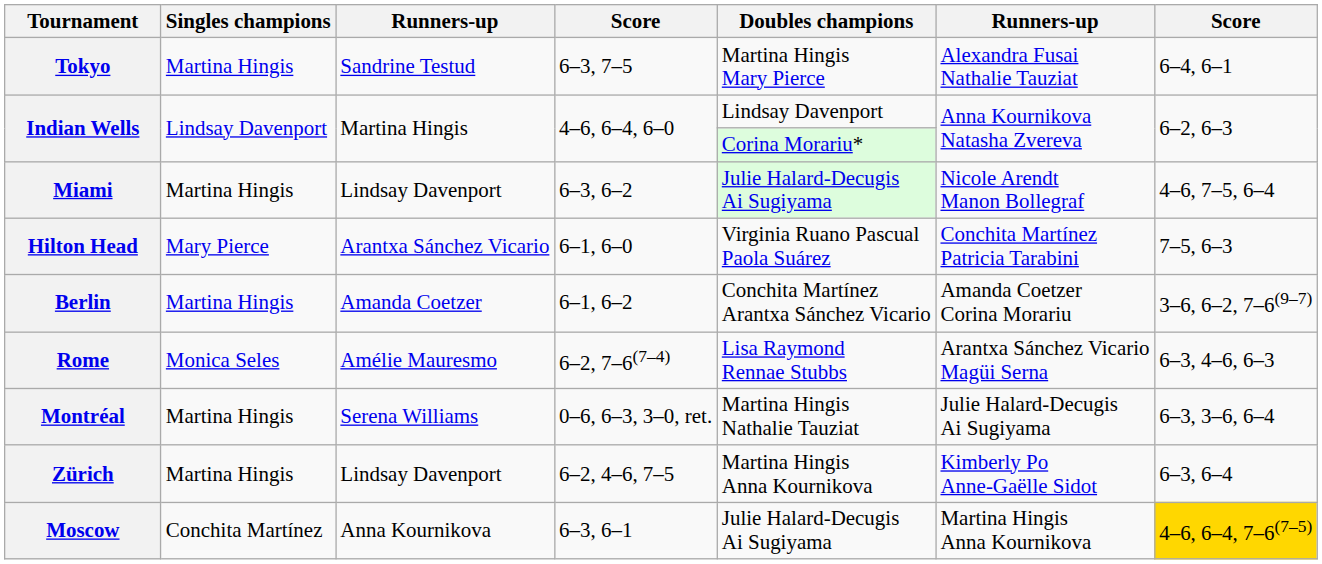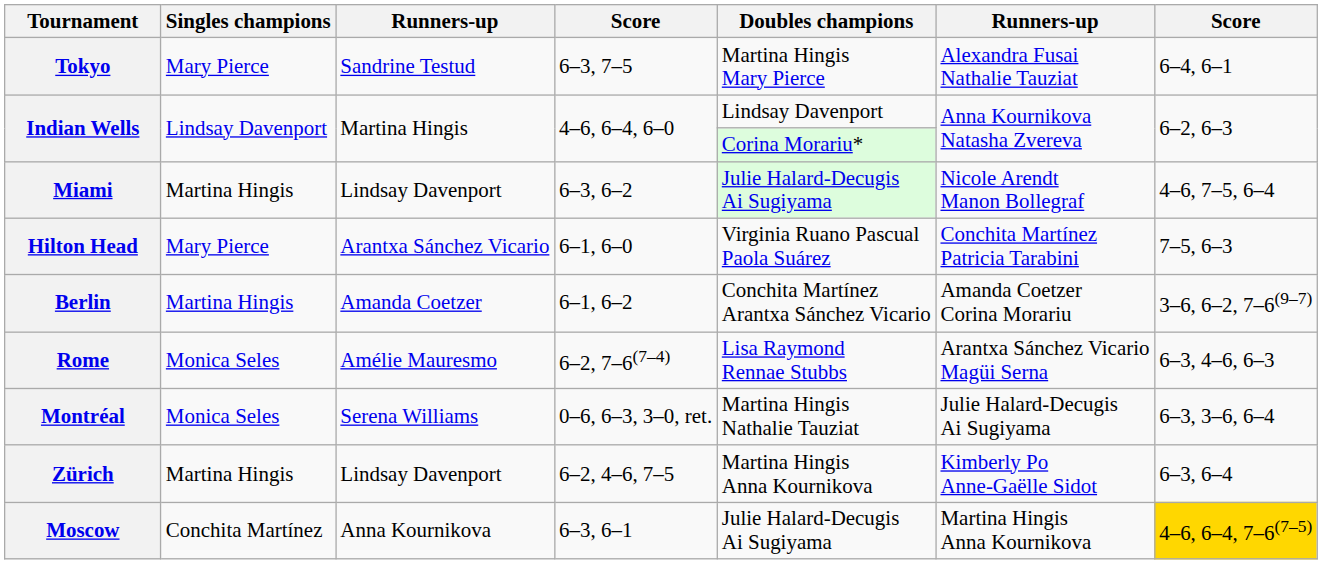(230, 66) Martina Hingis -> (217, 66) Mary Pierce
(230, 416) Martina Hingis -> (223, 416) Monica Seles
